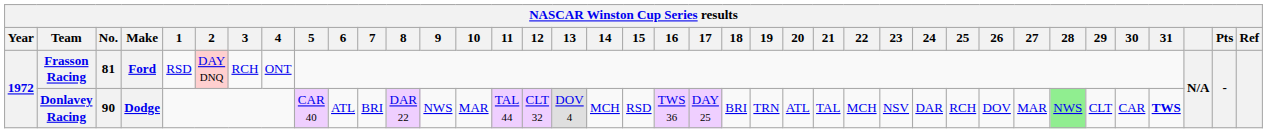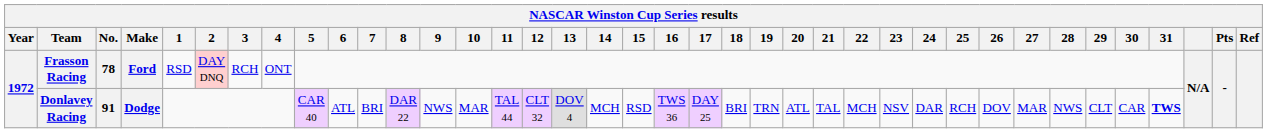(108, 69) 81 -> (108, 69) 78
(108, 108) 90 -> (108, 108) 91
(1068, 108) lightgreen background -> (1068, 108) no background
